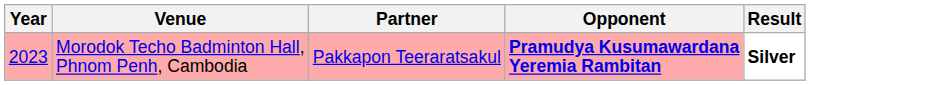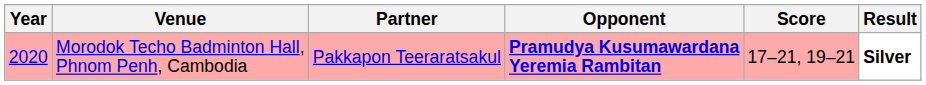+ column: (801, 19)
(28, 56) 2023 -> (28, 56) 2020
